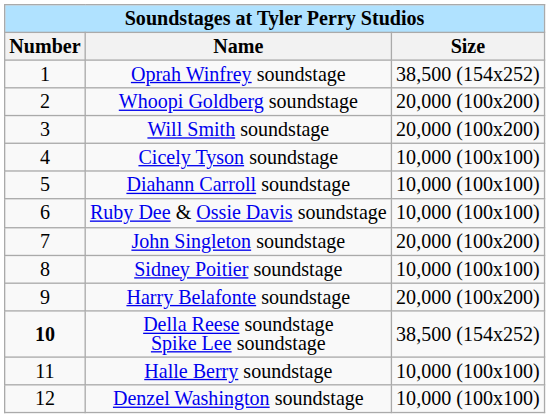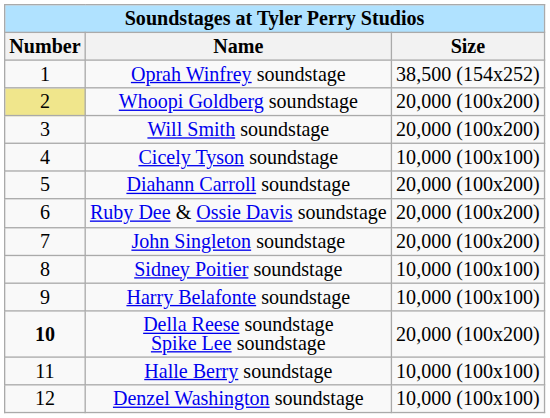(45, 101) no background -> (45, 101) khaki background
(468, 185) 10,000 (100x100) -> (468, 185) 20,000 (100x200)
(468, 213) 10,000 (100x100) -> (468, 213) 20,000 (100x200)
(468, 296) 20,000 (100x200) -> (468, 296) 10,000 (100x100)
(468, 333) 38,500 (154x252) -> (468, 333) 20,000 (100x200)
